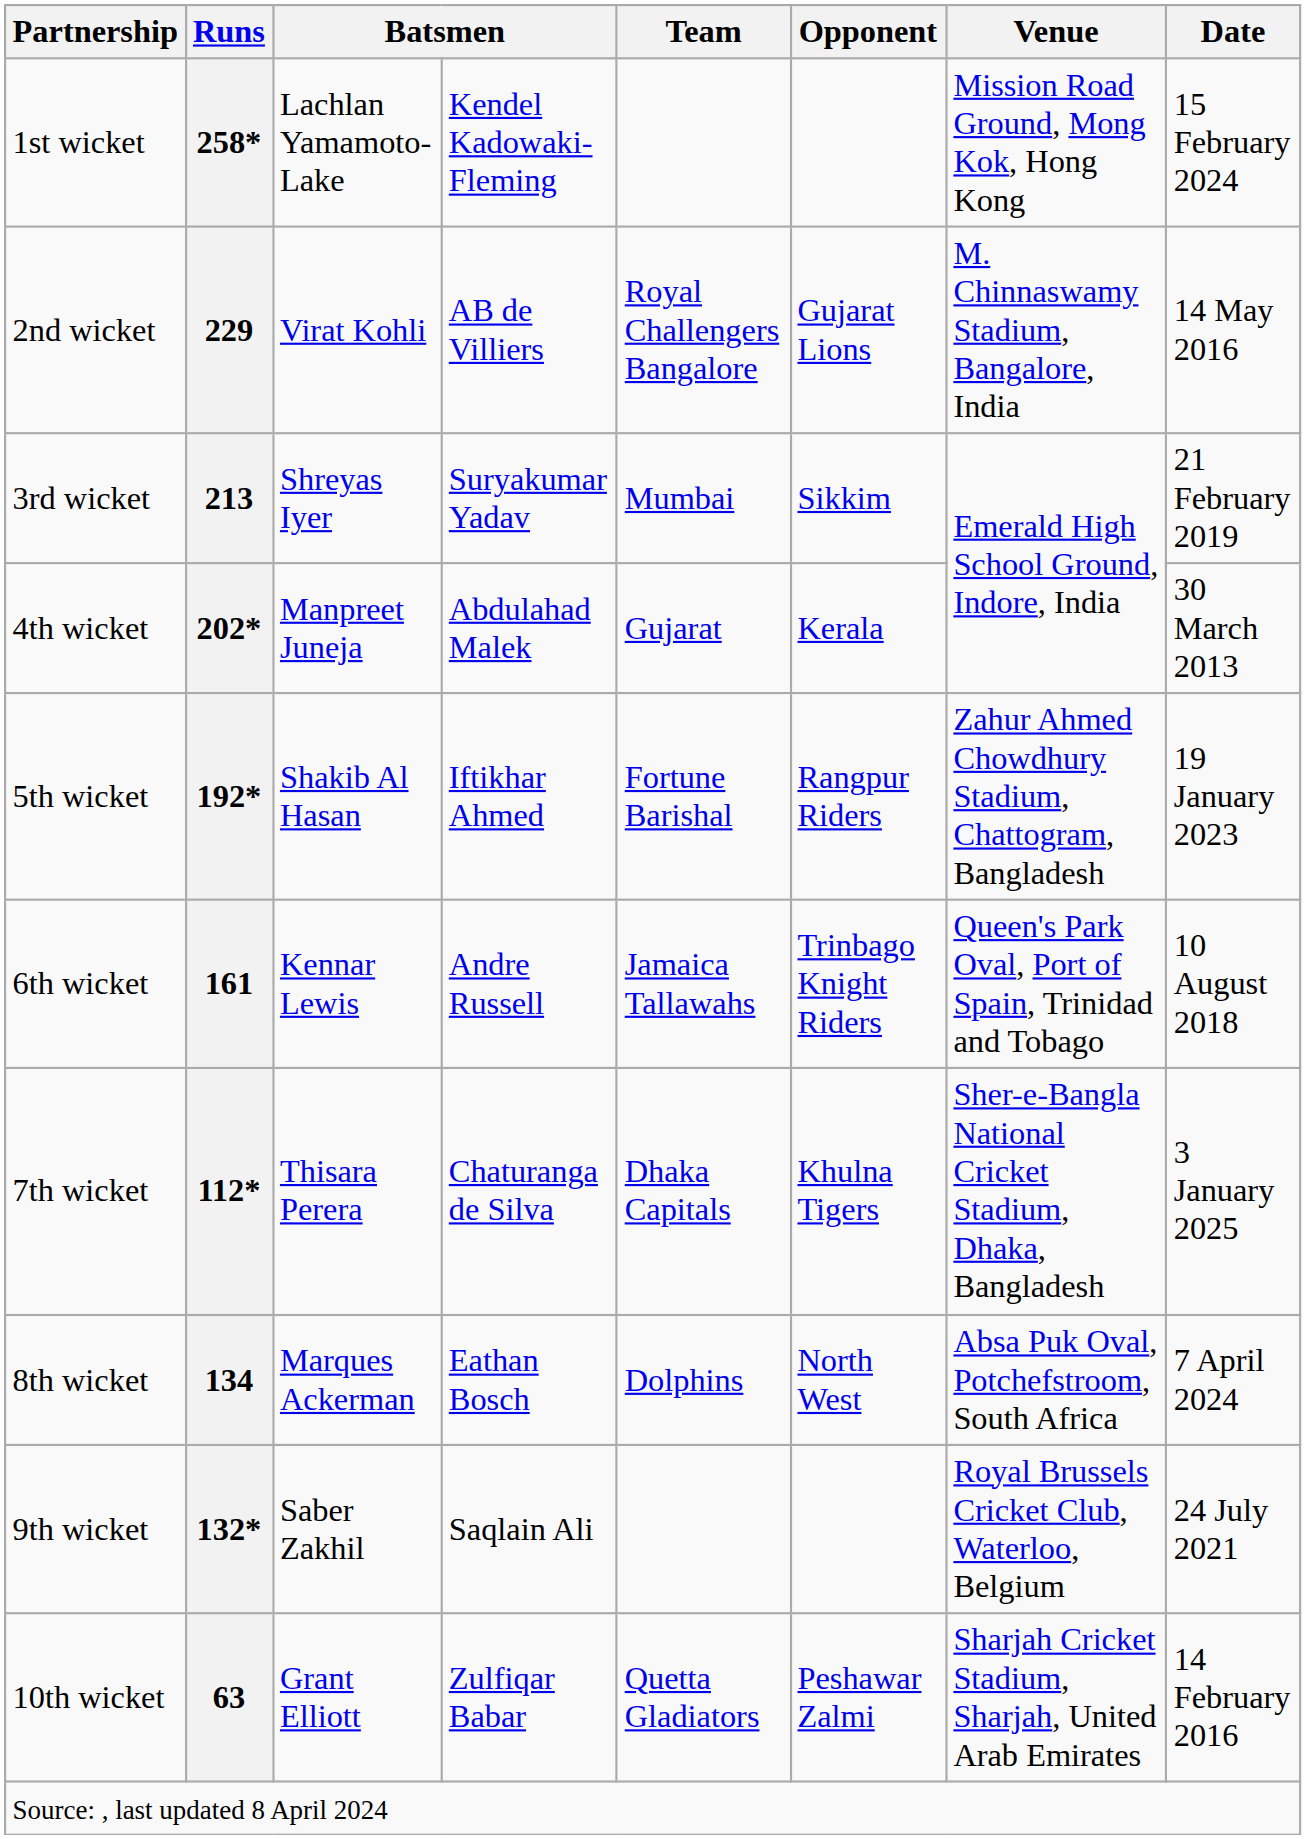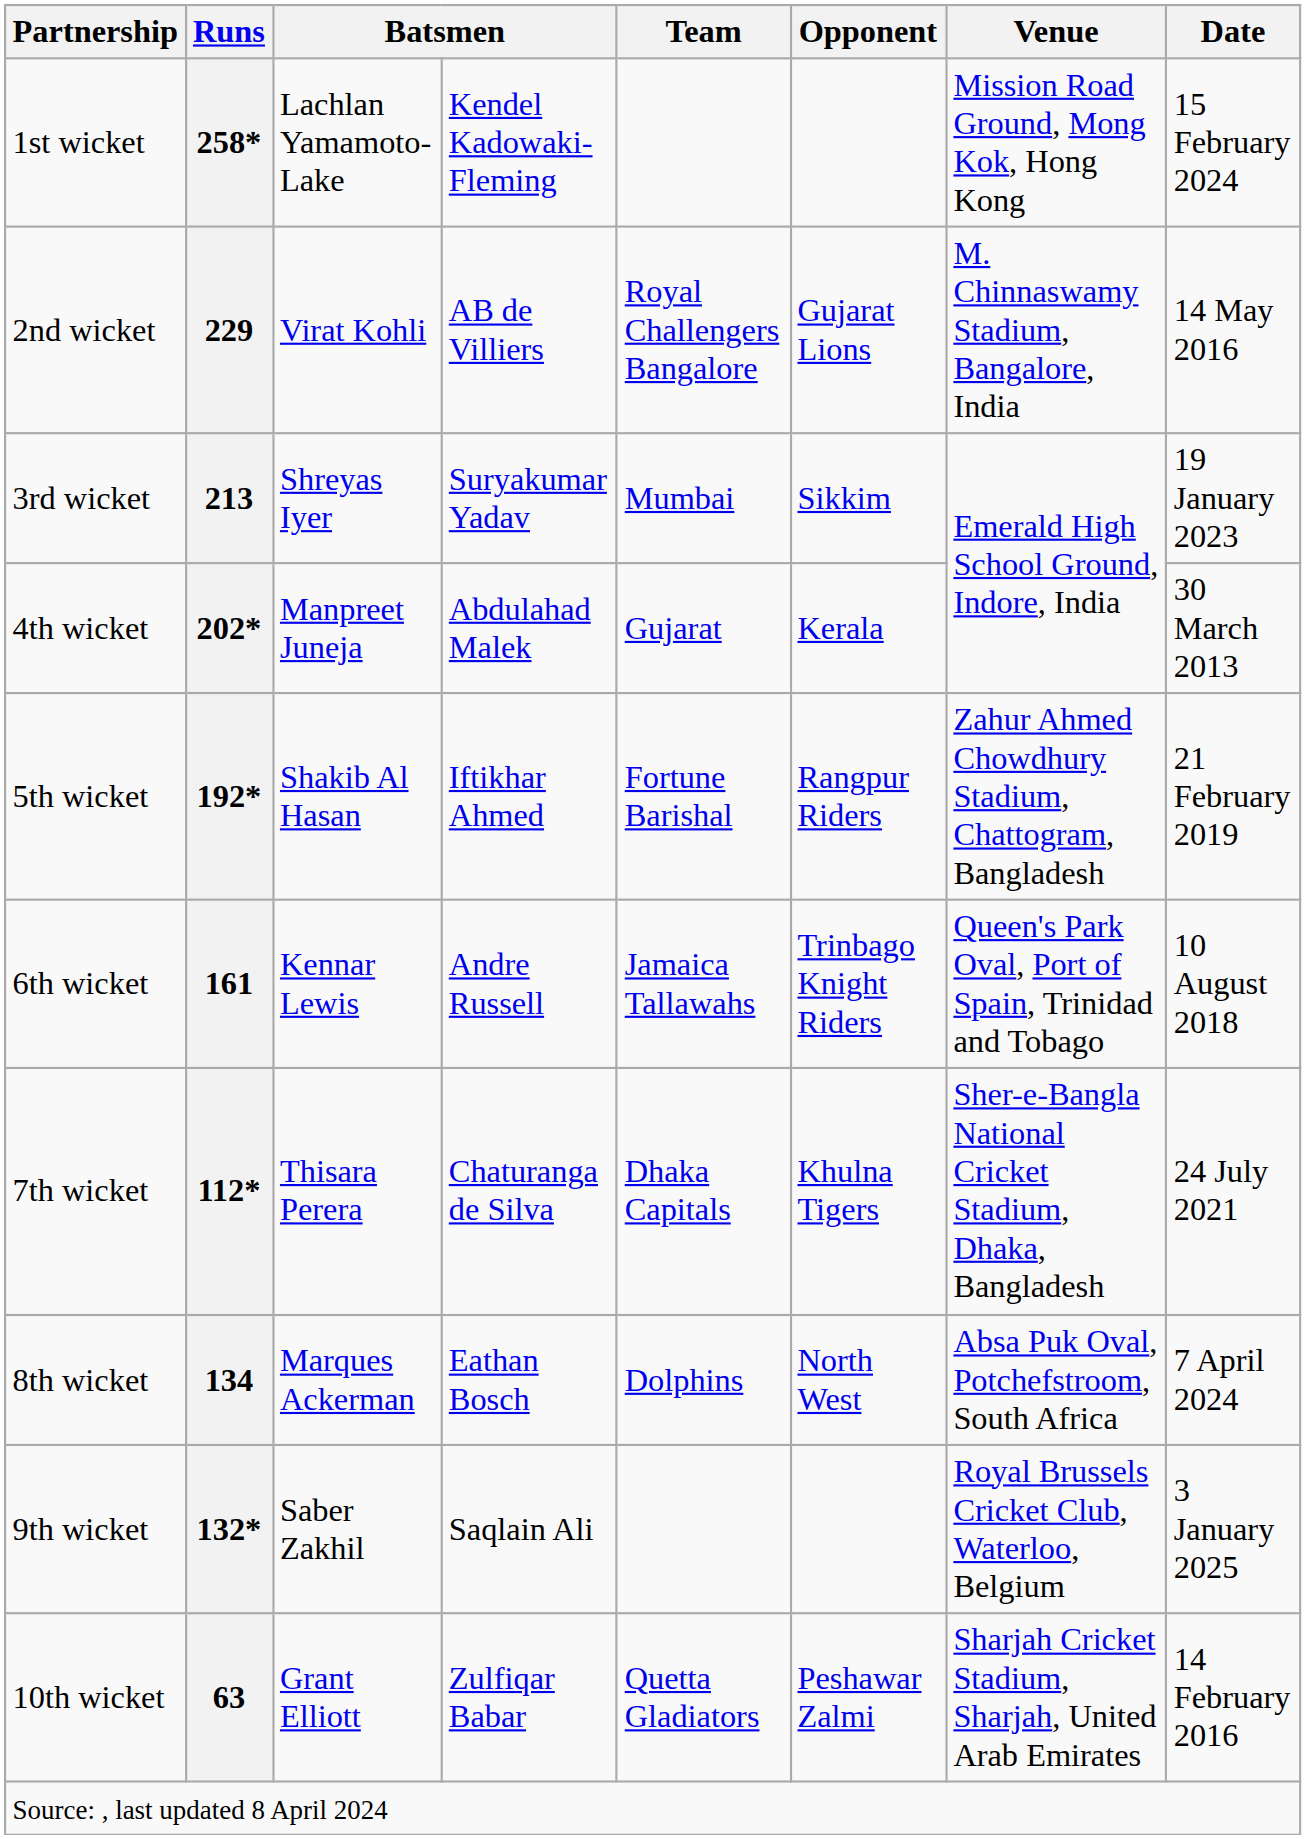(1232, 498) 21 February 2019 -> (1224, 498) 19 January 2023
(1224, 796) 19 January 2023 -> (1232, 796) 21 February 2019
(1224, 1191) 3 January 2025 -> (1221, 1191) 24 July 2021
(1221, 1527) 24 July 2021 -> (1224, 1527) 3 January 2025
